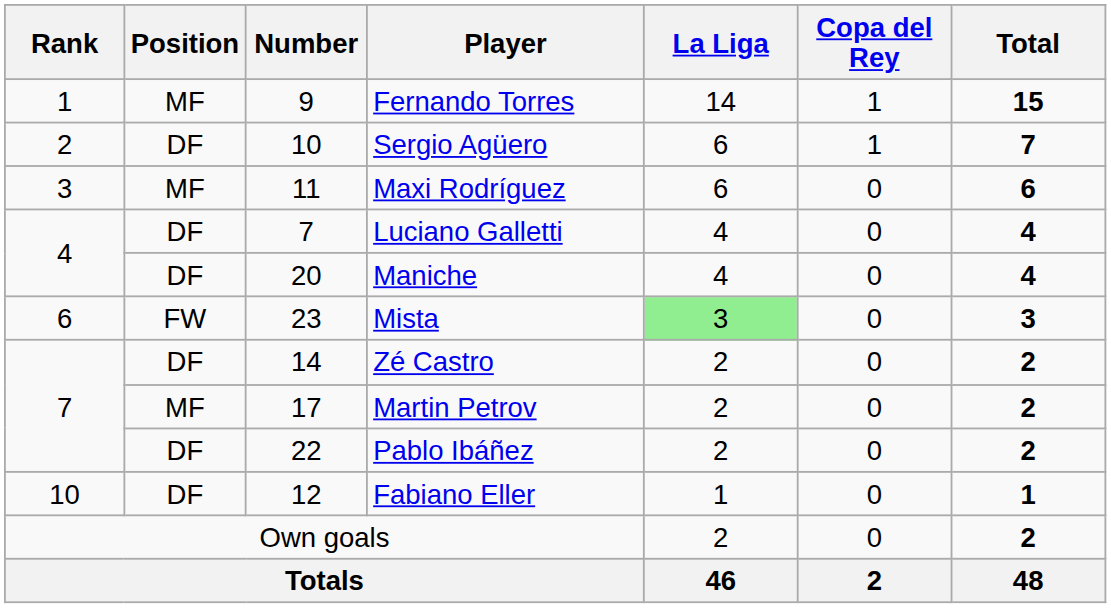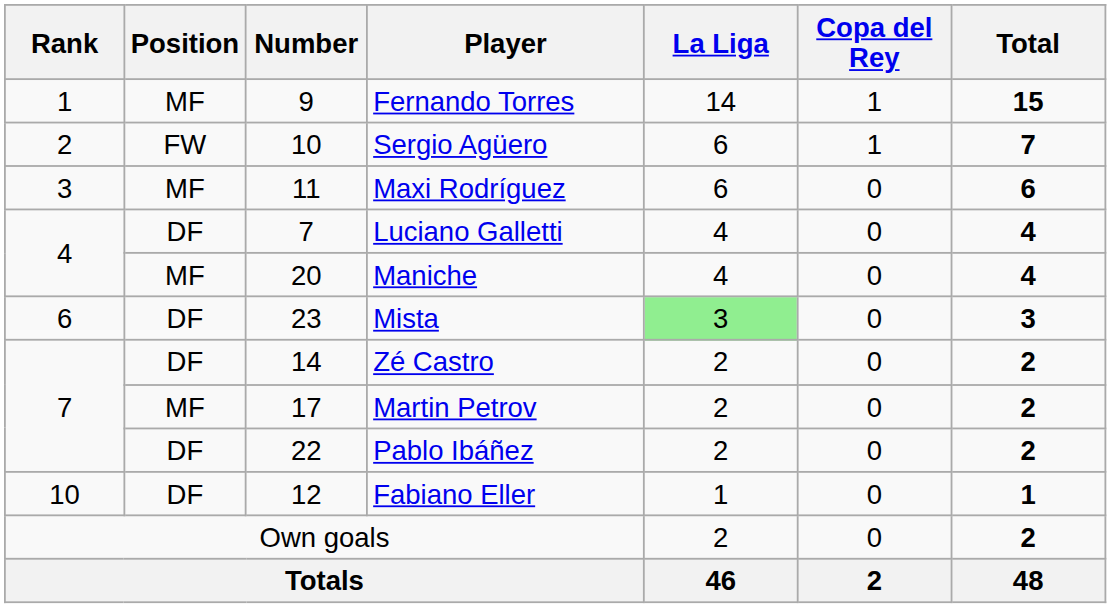(185, 145) DF -> (185, 145) FW
(185, 275) DF -> (185, 275) MF
(185, 319) FW -> (185, 319) DF
